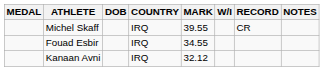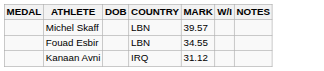- column: (258, 12)
(140, 27) IRQ -> (141, 27) LBN
(196, 27) 39.55 -> (196, 27) 39.57
(140, 43) IRQ -> (141, 43) LBN
(196, 58) 32.12 -> (196, 58) 31.12
